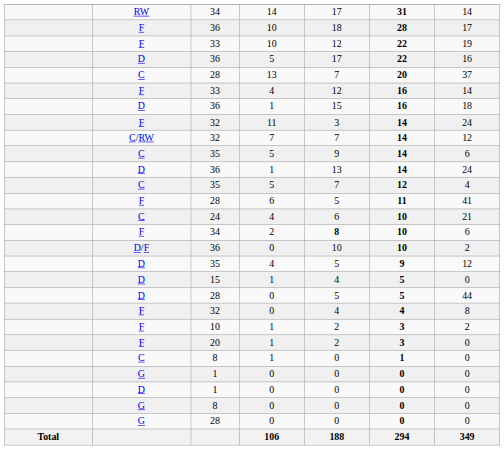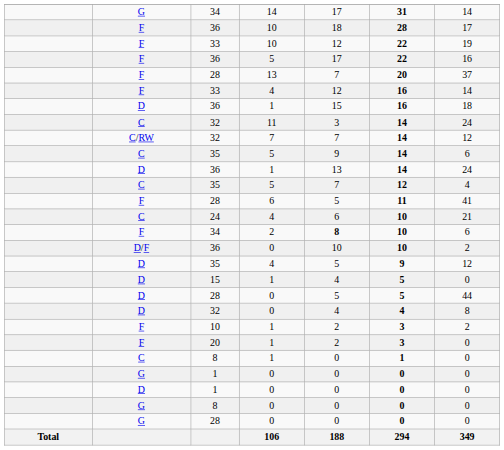(141, 12) RW -> (141, 12) G
(141, 59) D -> (141, 59) F
(141, 75) C -> (141, 75) F
(141, 122) F -> (141, 122) C
(141, 311) F -> (141, 311) D
